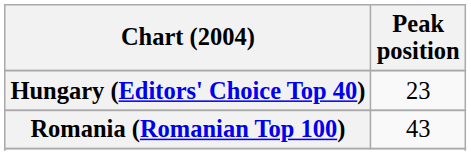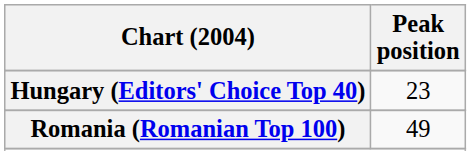(418, 129) 43 -> (418, 129) 49
